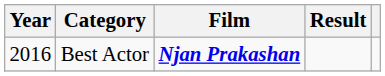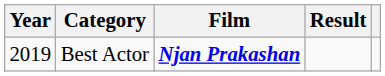(30, 53) 2016 -> (30, 53) 2019
